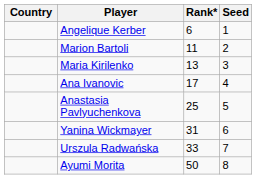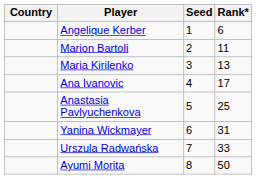columns swapped: (202, 13) <-> (236, 13)
